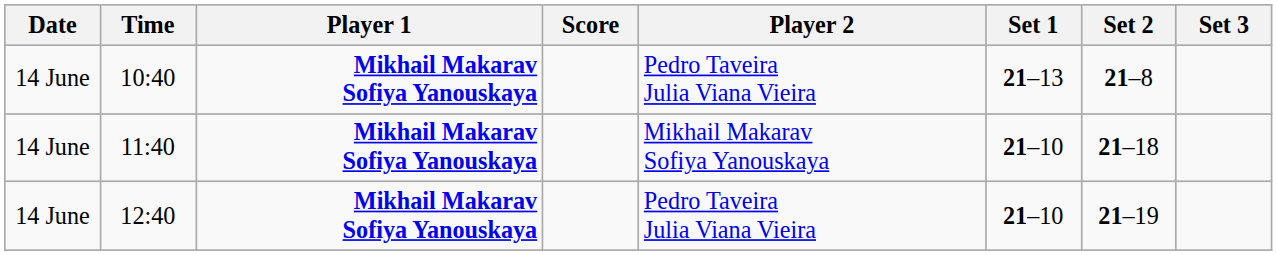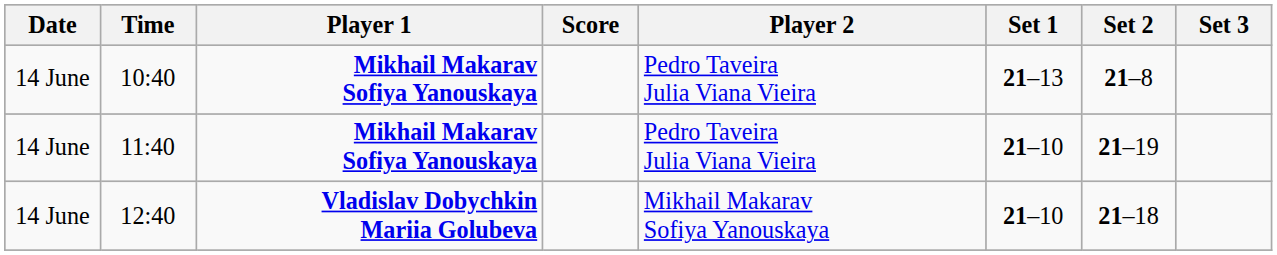(737, 147) Mikhail Makarav Sofiya Yanouskaya -> (730, 147) Pedro Taveira Julia Viana Vieira
(1129, 147) 21–18 -> (1129, 147) 21–19
(440, 215) Mikhail Makarav Sofiya Yanouskaya -> (429, 215) Vladislav Dobychkin Mariia Golubeva
(730, 215) Pedro Taveira Julia Viana Vieira -> (737, 215) Mikhail Makarav Sofiya Yanouskaya
(1129, 215) 21–19 -> (1129, 215) 21–18
